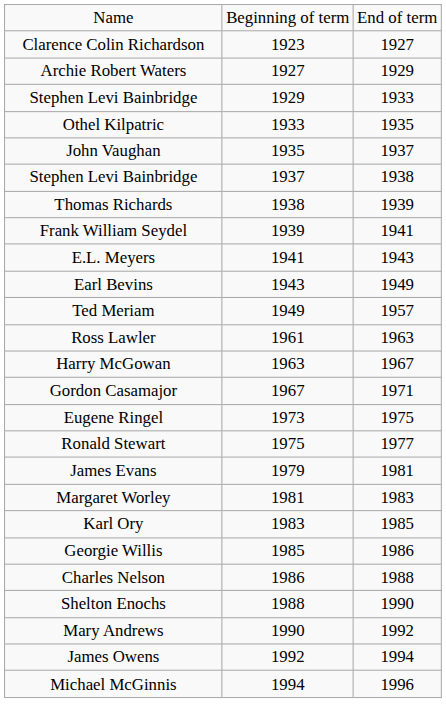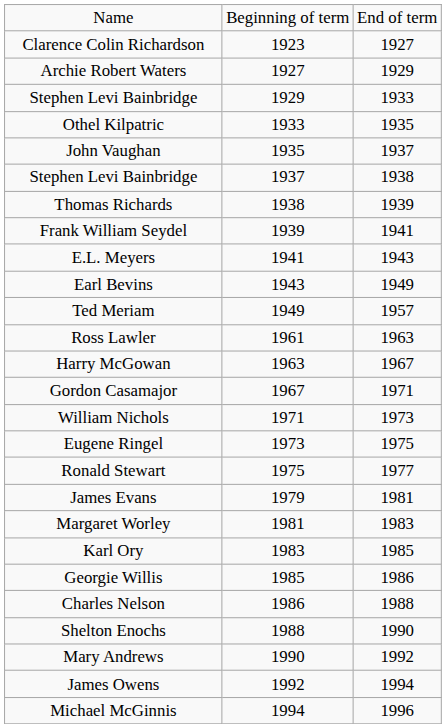+ row: (113, 417)
